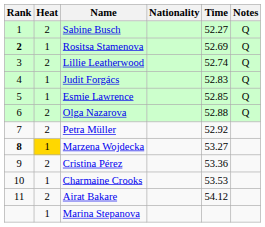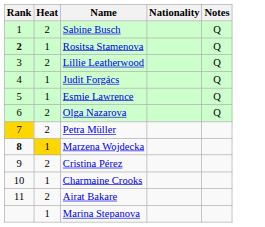- column: (216, 12)
(19, 130) no background -> (19, 130) gold background
